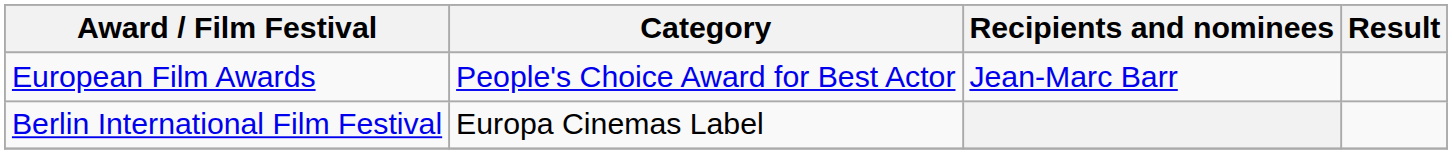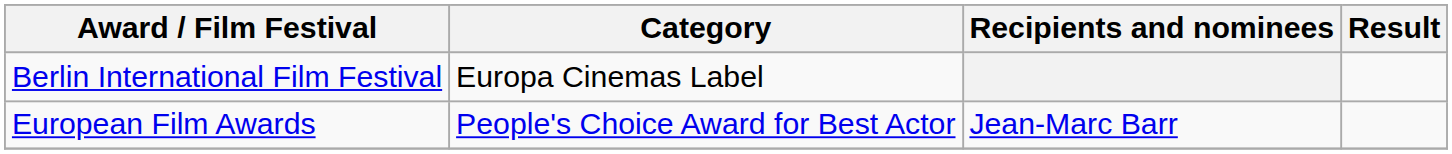rows swapped: (227, 124) <-> (164, 76)
